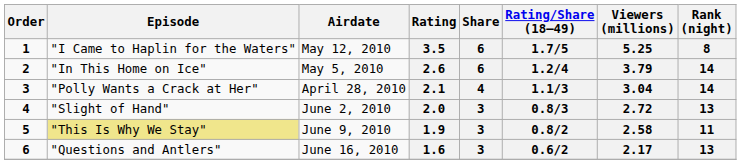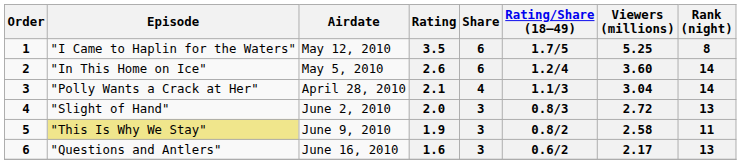(638, 69) 3.79 -> (638, 69) 3.60
